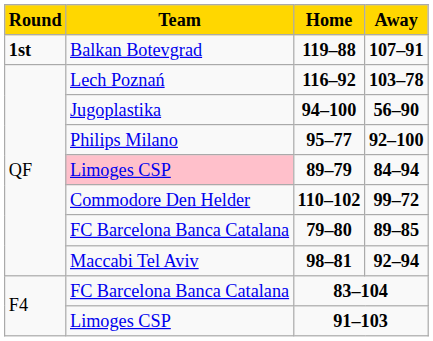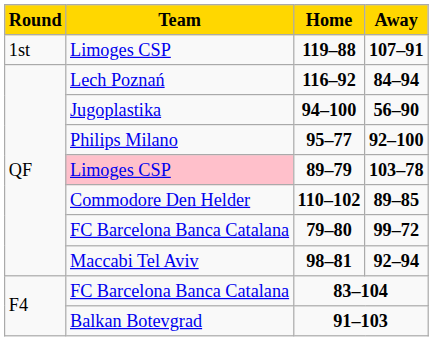(20, 49) bold -> (19, 49) normal
(136, 49) Balkan Botevgrad -> (120, 49) Limoges CSP
(396, 79) 103–78 -> (396, 79) 84–94
(396, 170) 84–94 -> (396, 170) 103–78
(396, 200) 99–72 -> (396, 200) 89–85
(396, 230) 89–85 -> (396, 230) 99–72
(120, 320) Limoges CSP -> (136, 320) Balkan Botevgrad
